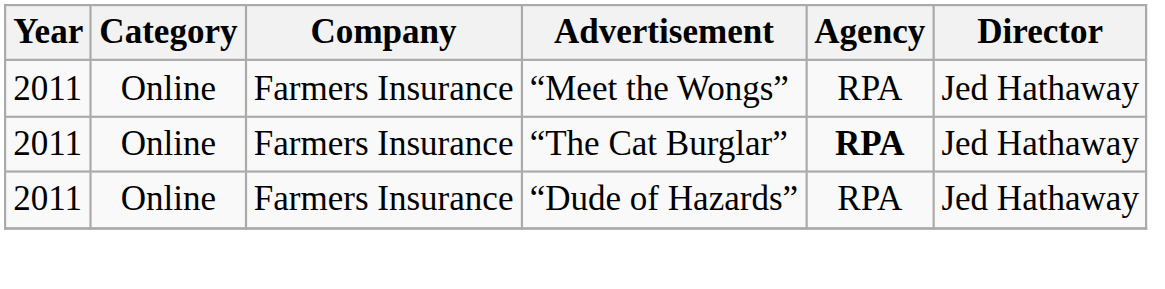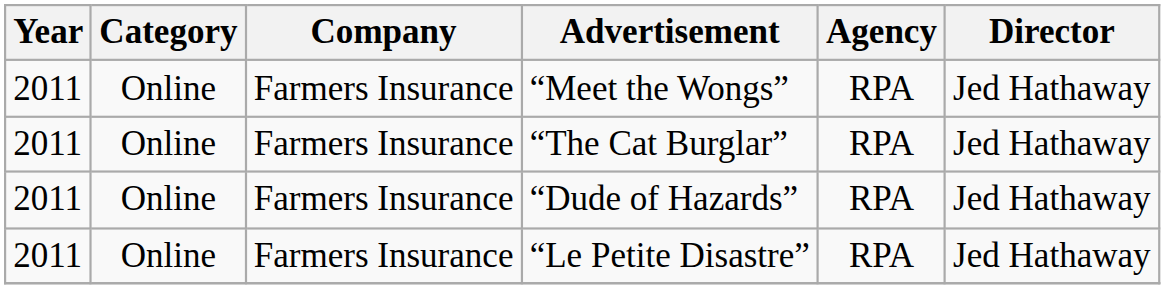(870, 143) bold -> (881, 143) normal
+ row: (670, 254)
